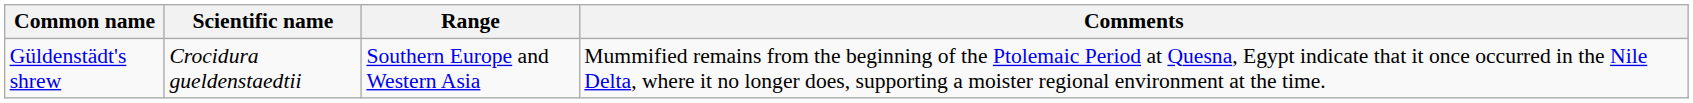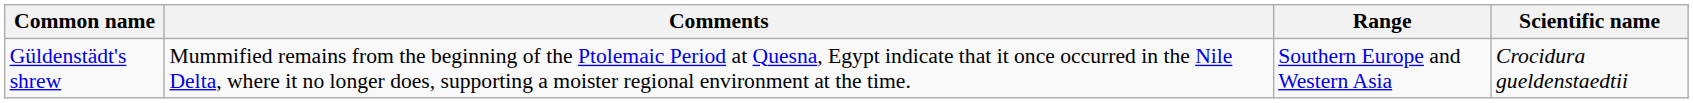columns swapped: (263, 21) <-> (1134, 21)
